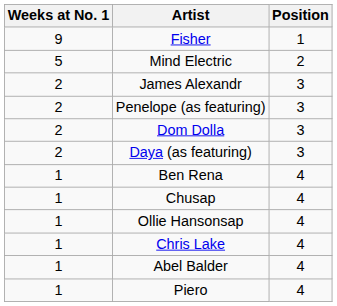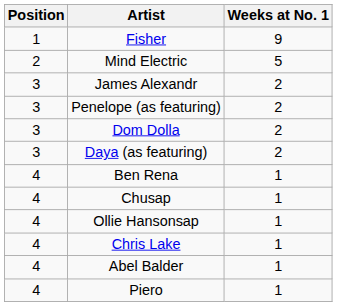columns swapped: (301, 15) <-> (58, 15)
